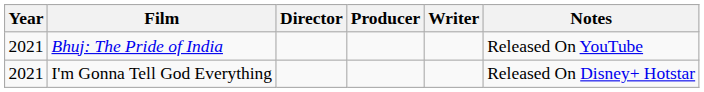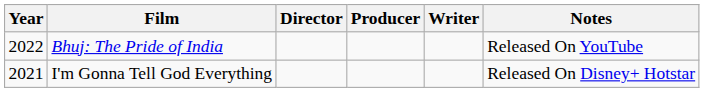(26, 45) 2021 -> (26, 45) 2022
